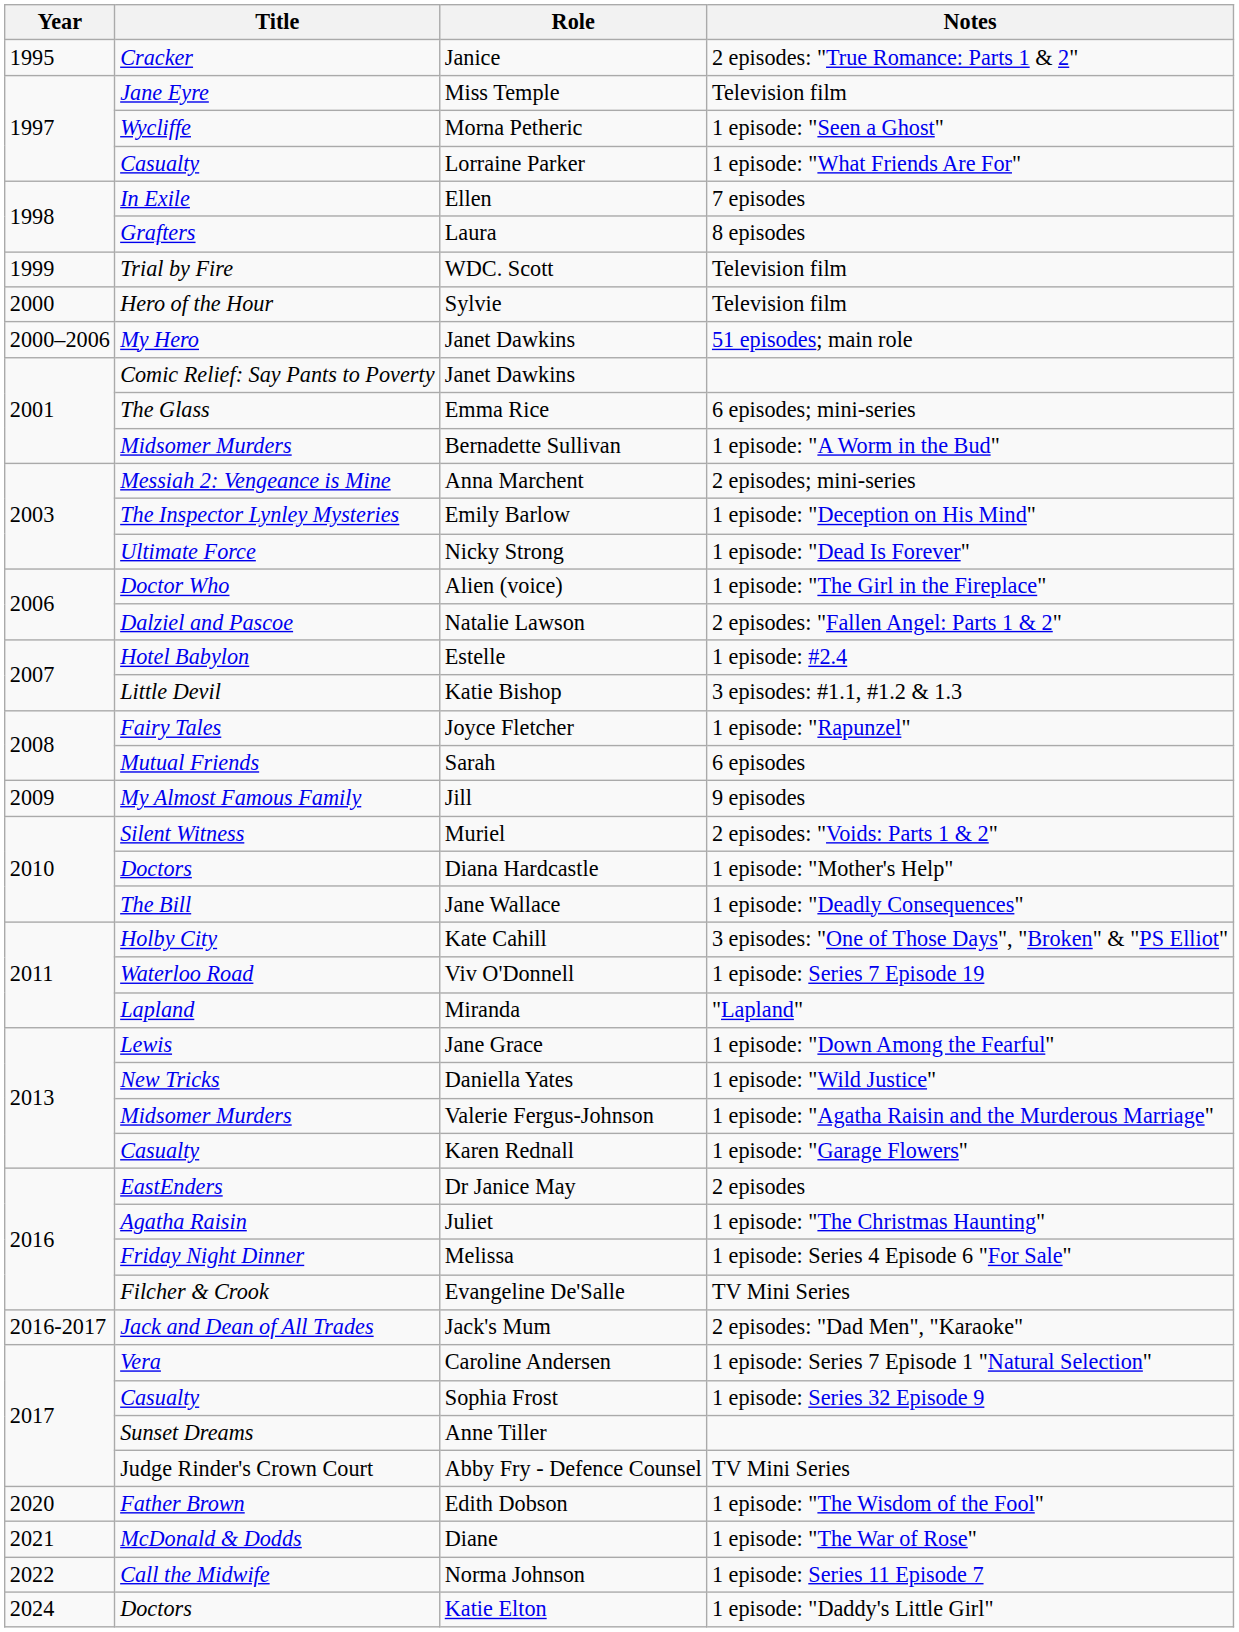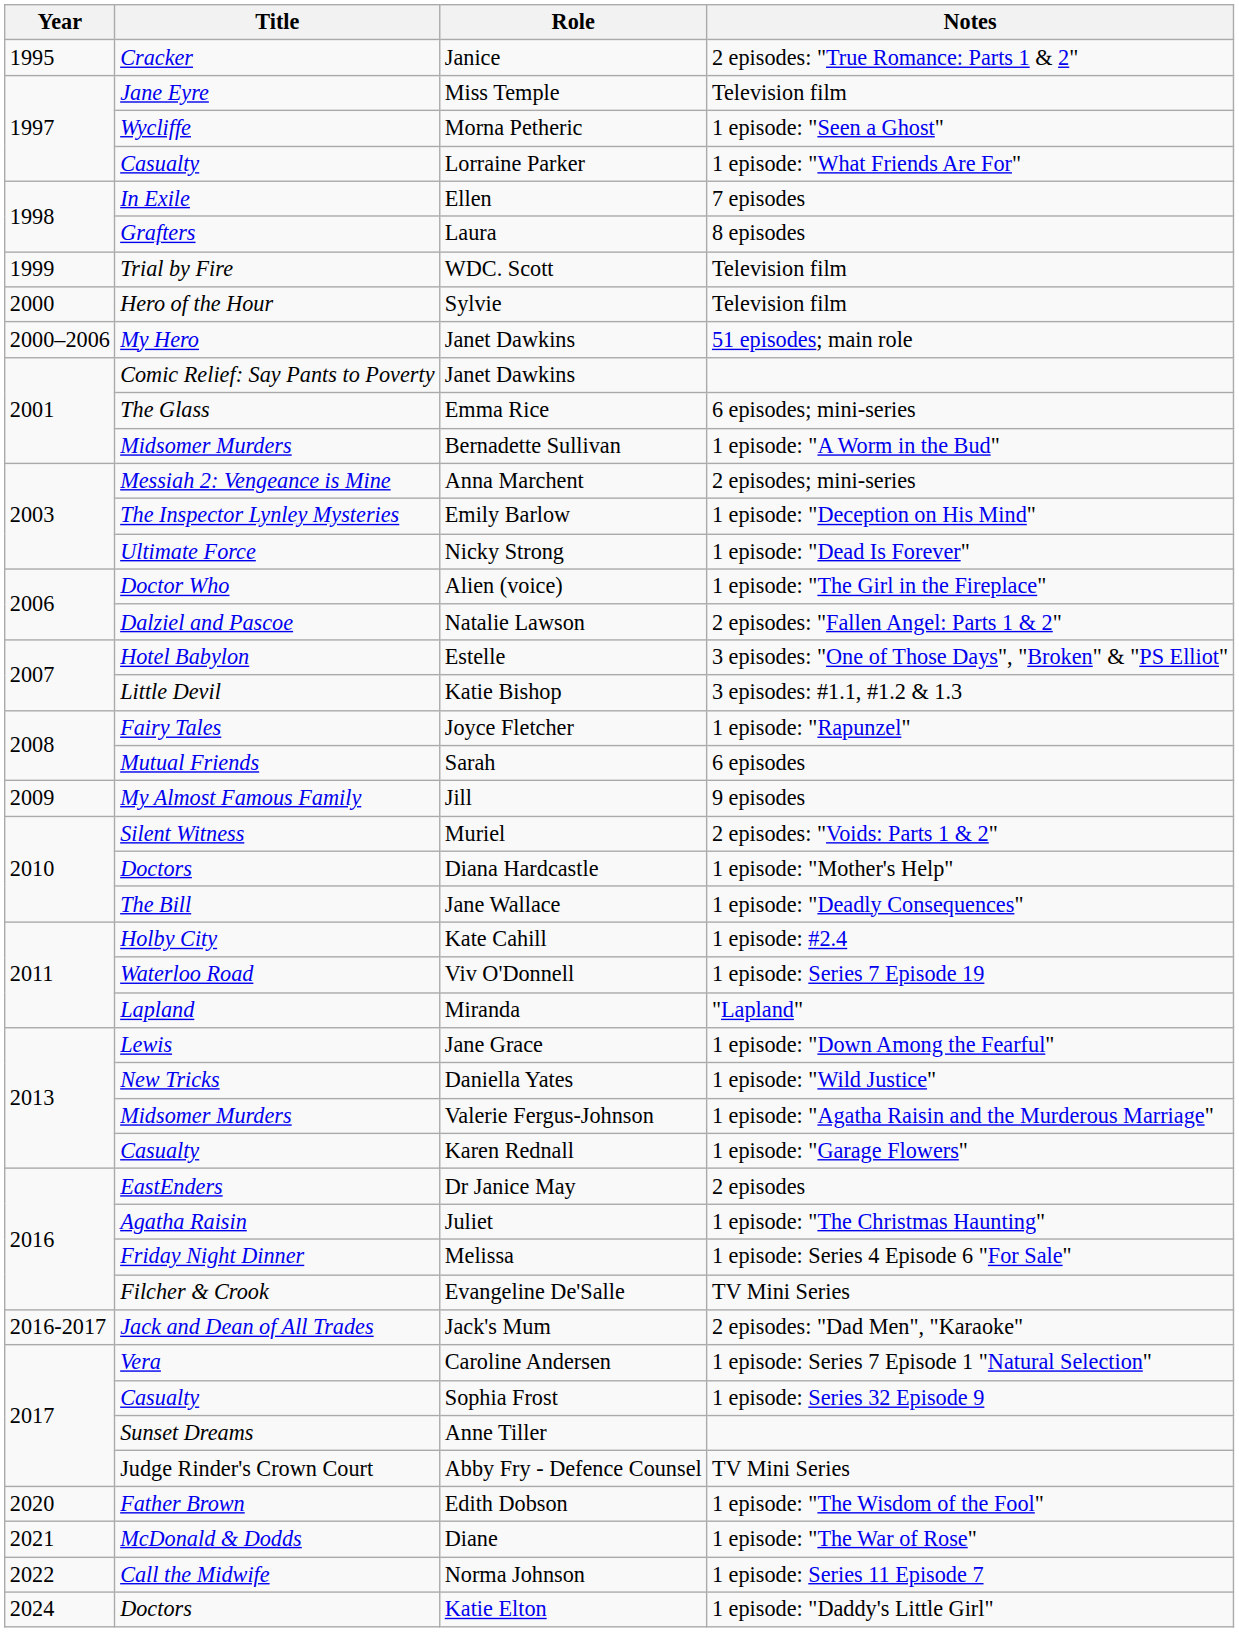(780, 657) 1 episode: #2.4 -> (970, 657) 3 episodes: "One of Those Days", "Broken" & "PS Elliot"
(970, 939) 3 episodes: "One of Those Days", "Broken" & "PS Elliot" -> (780, 939) 1 episode: #2.4
